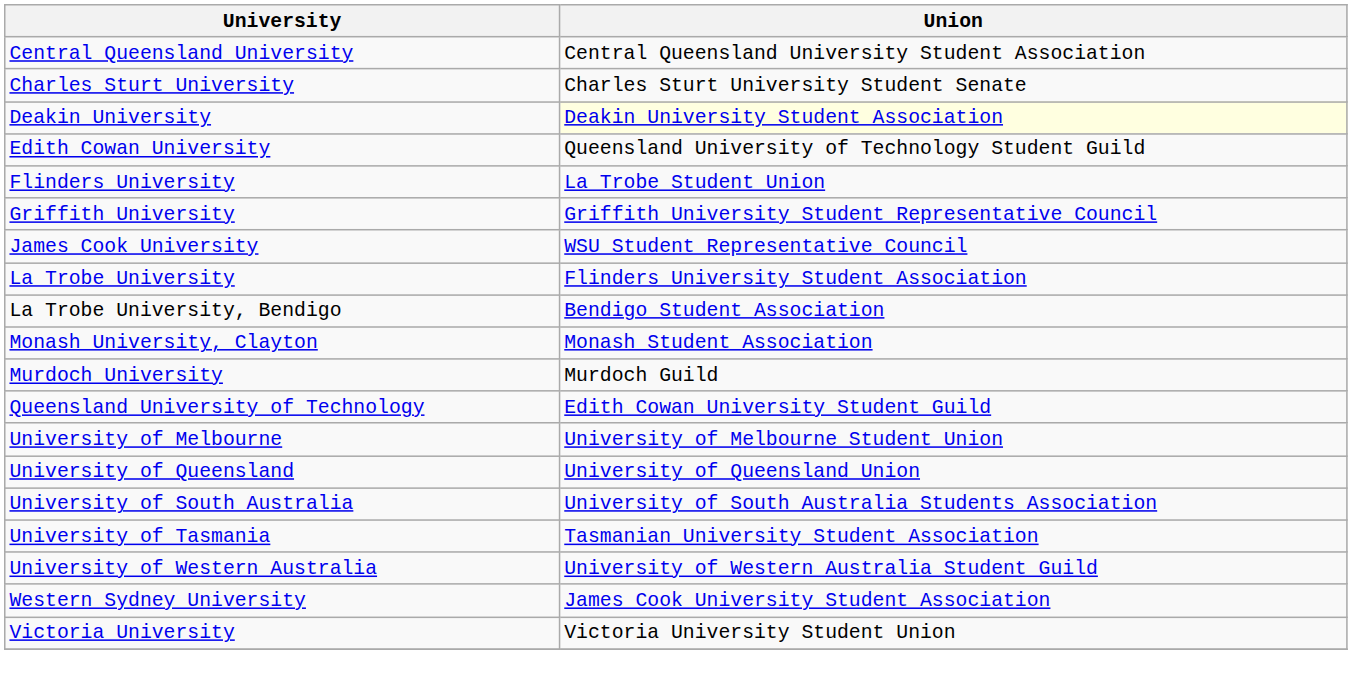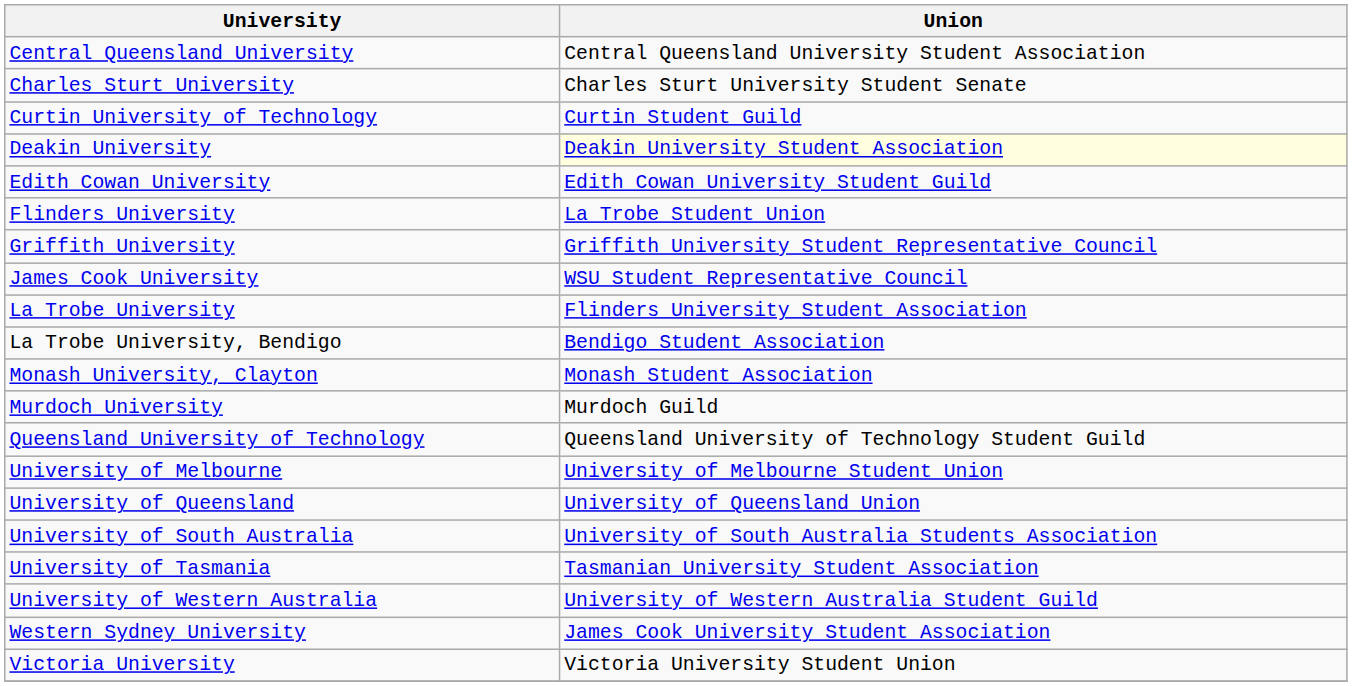+ row: (193, 117)
(855, 150) Queensland University of Technology Student Guild -> (778, 182) Edith Cowan University Student Guild
(778, 407) Edith Cowan University Student Guild -> (855, 440) Queensland University of Technology Student Guild
